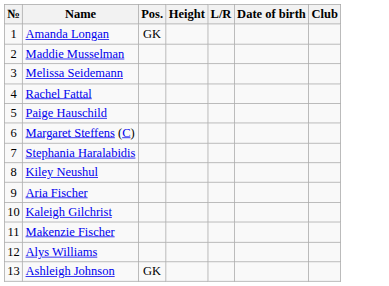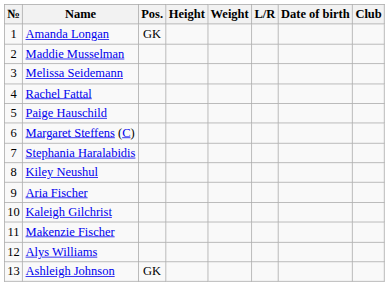+ column: (230, 14)
